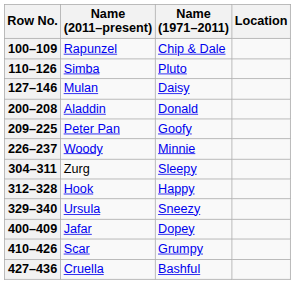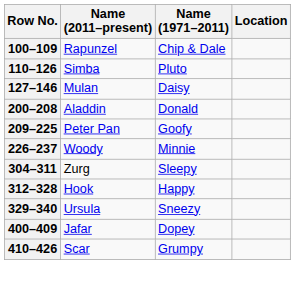- row: (33, 269)
